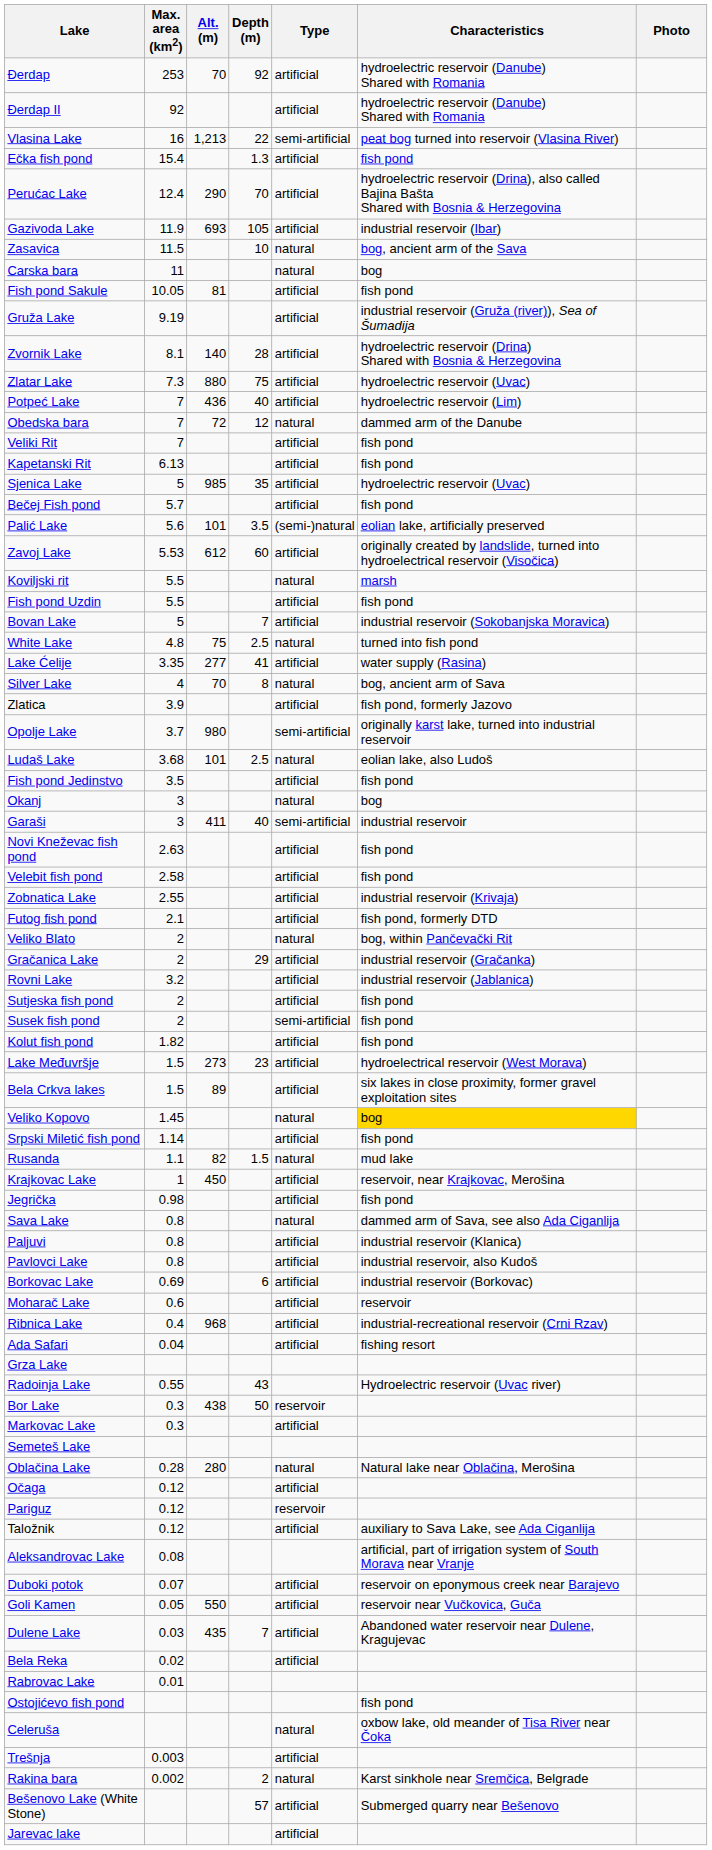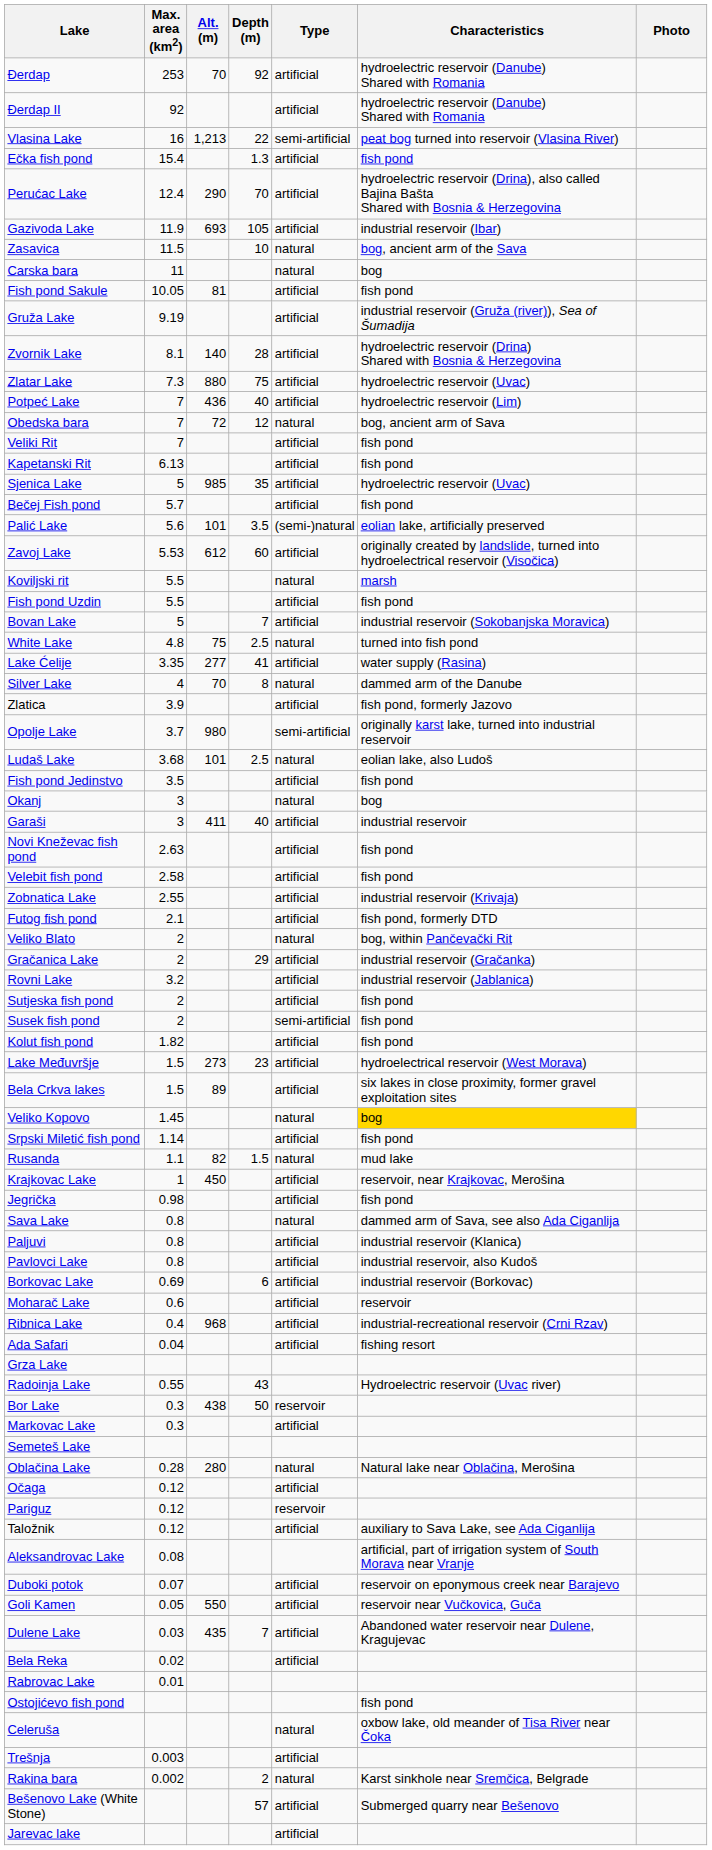(441, 422) dammed arm of the Danube -> (433, 422) bog, ancient arm of Sava
(433, 683) bog, ancient arm of Sava -> (441, 683) dammed arm of the Danube
(313, 821) semi-artificial -> (297, 821) artificial
